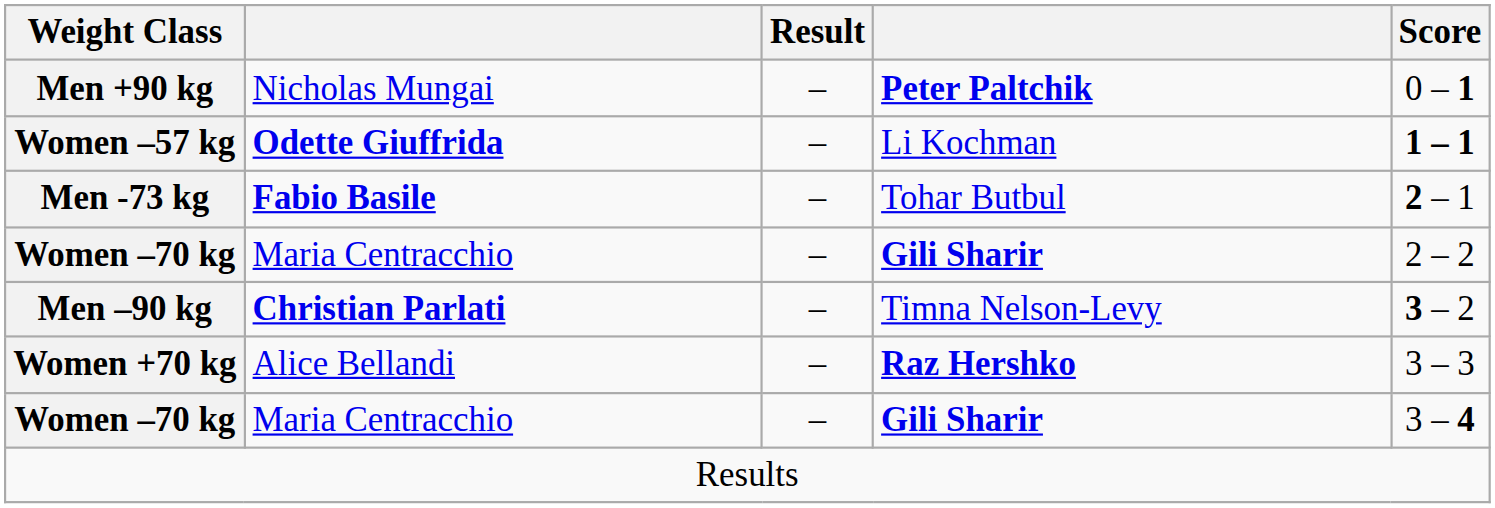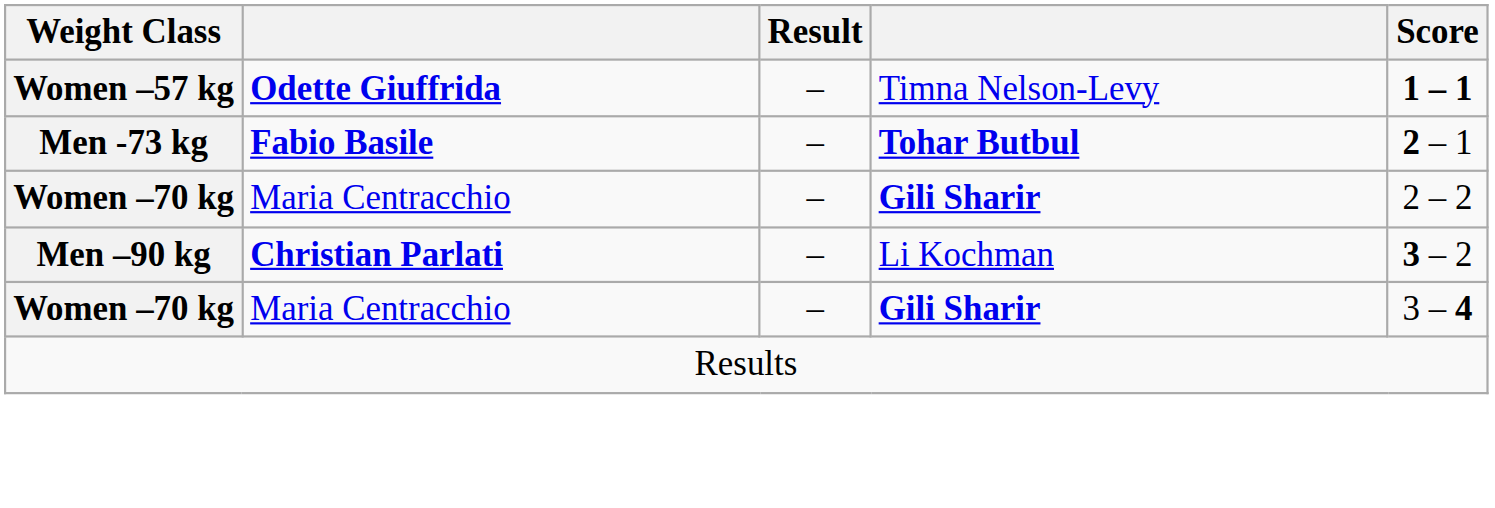- row: (125, 87)
(969, 142) Li Kochman -> (1019, 87) Timna Nelson-Levy
(973, 198) normal -> (979, 142) bold
(1021, 308) Timna Nelson-Levy -> (966, 253) Li Kochman
- row: (125, 364)
